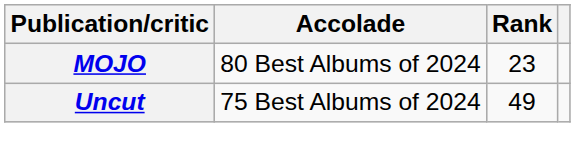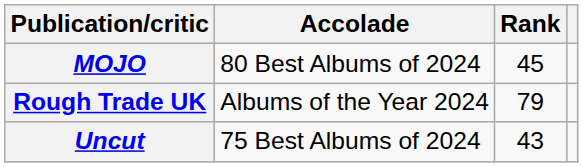(522, 63) 23 -> (530, 63) 45
+ row: (110, 102)
(522, 102) 49 -> (530, 141) 43
